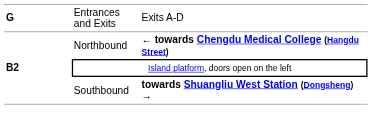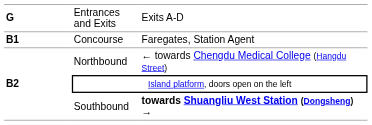+ row: (99, 40)
(250, 45) bold -> (244, 61) normal
